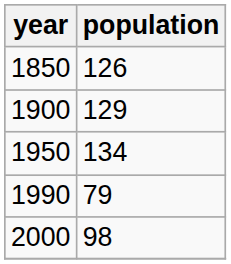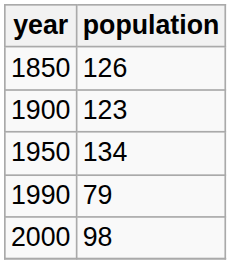(105, 110) 129 -> (105, 110) 123
